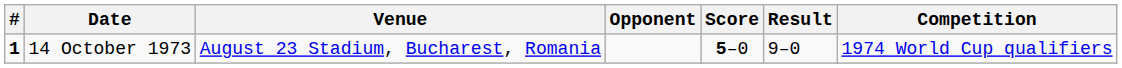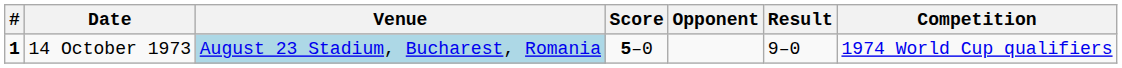columns swapped: (653, 19) <-> (732, 19)
(400, 49) no background -> (400, 49) lightblue background
